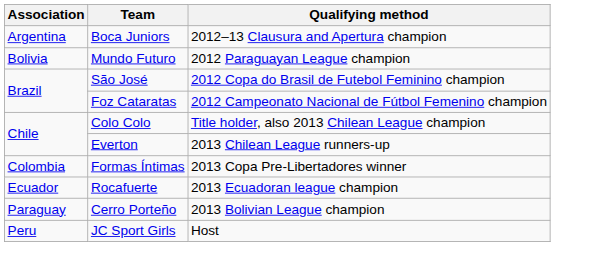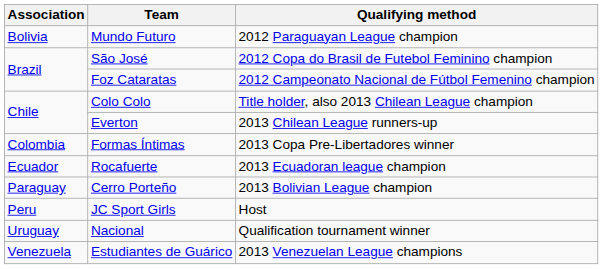- row: (130, 36)
+ row: (117, 230)
+ row: (162, 252)
